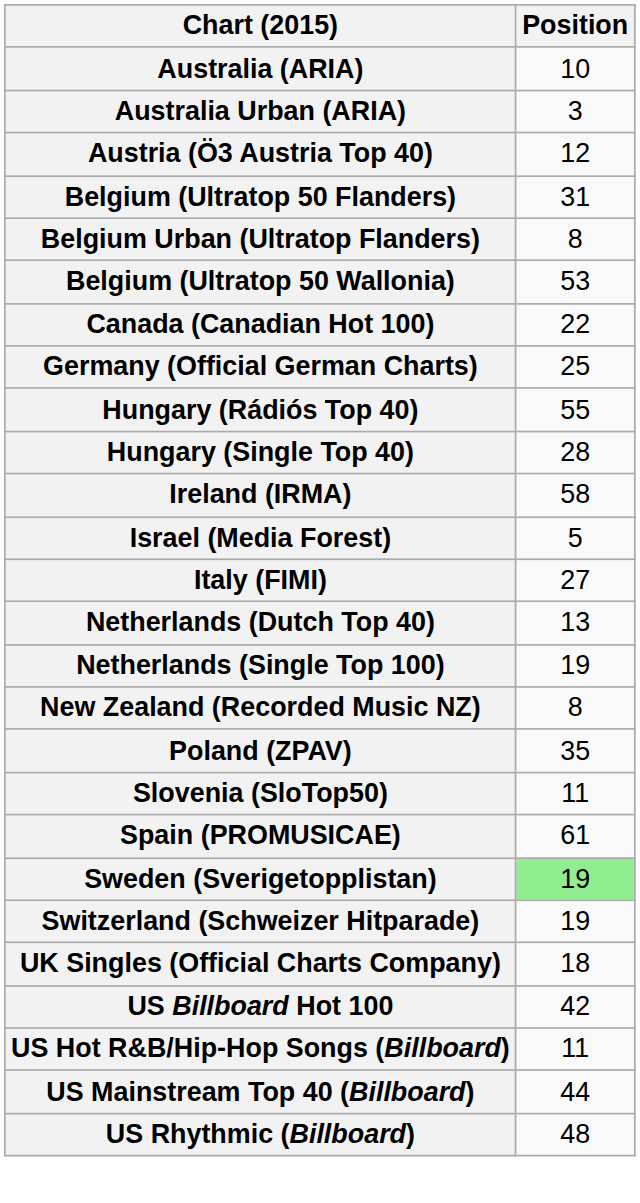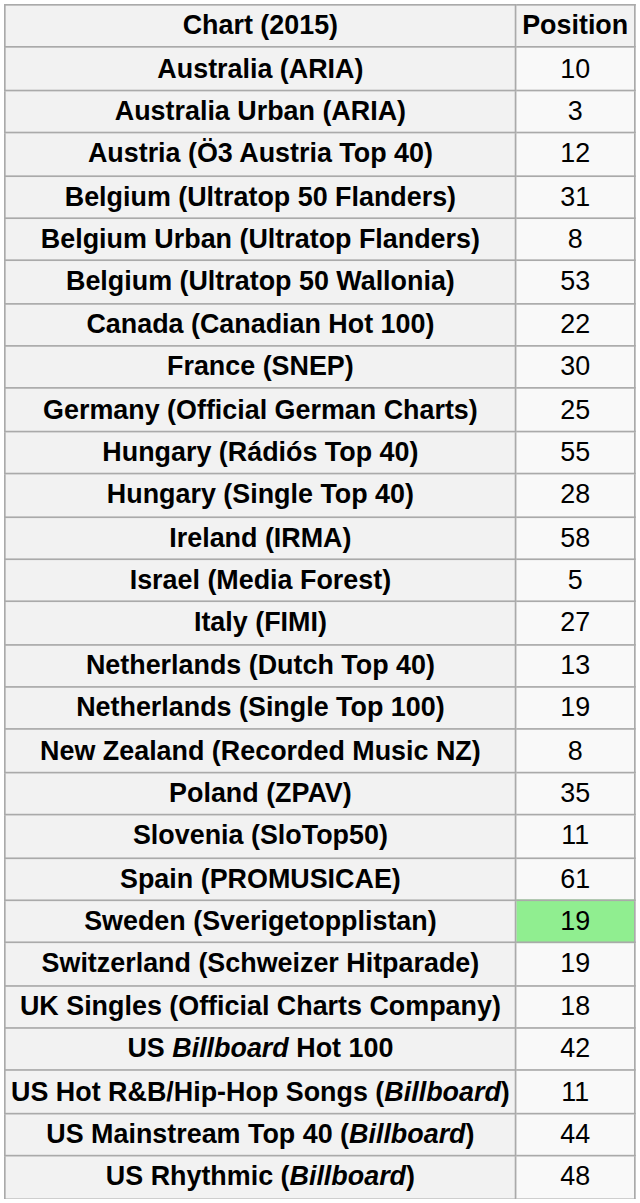+ row: (260, 366)
